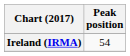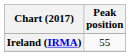(105, 42) 54 -> (105, 42) 55
